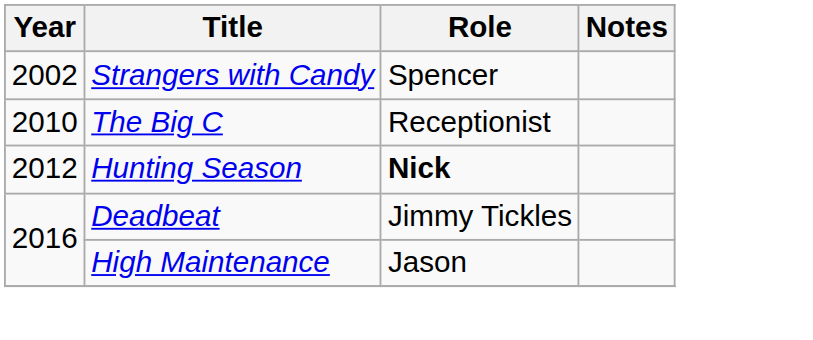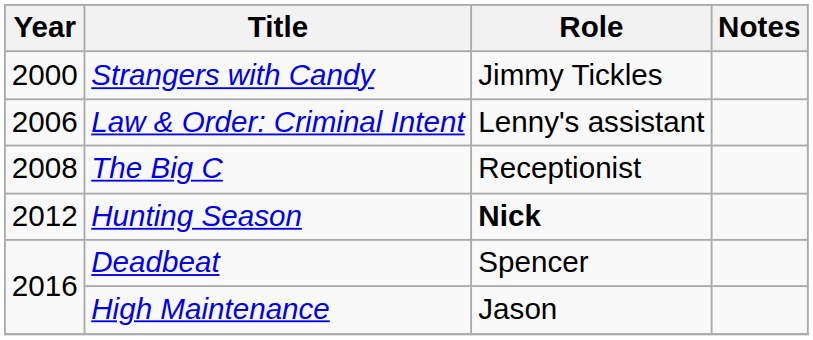(45, 74) 2002 -> (45, 74) 2000
(443, 74) Spencer -> (570, 74) Jimmy Tickles
+ row: (278, 121)
(45, 121) 2010 -> (45, 168) 2008
(480, 215) Jimmy Tickles -> (533, 262) Spencer
